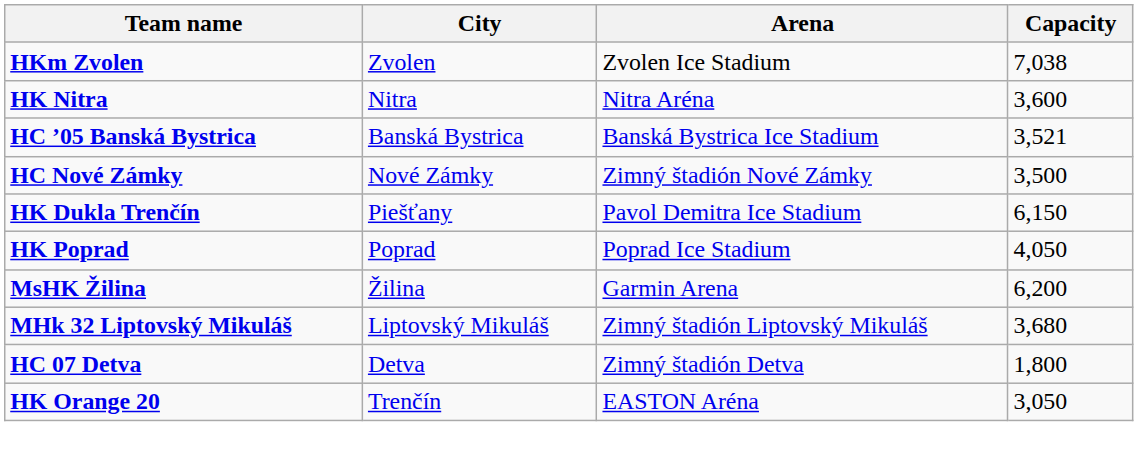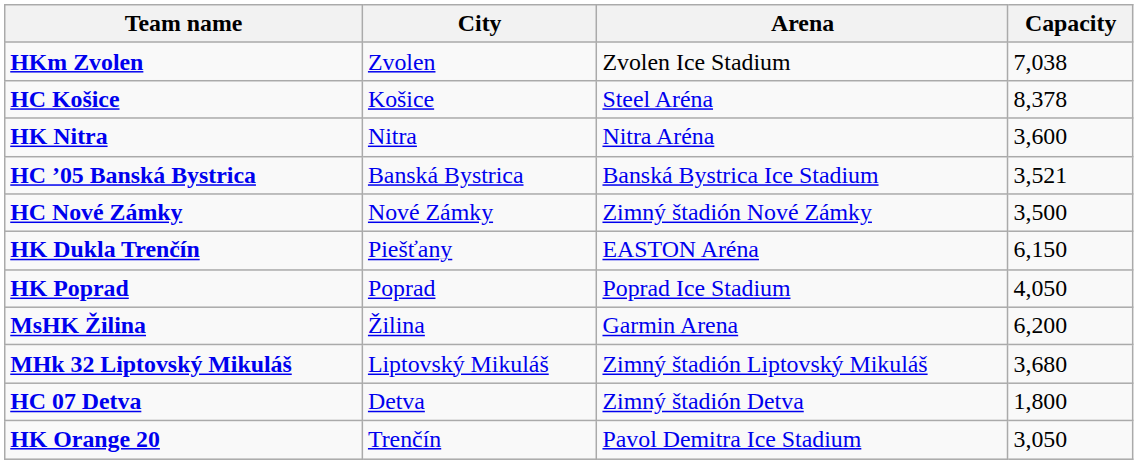+ row: (65, 99)
(732, 212) Pavol Demitra Ice Stadium -> (681, 250) EASTON Aréna
(681, 401) EASTON Aréna -> (732, 439) Pavol Demitra Ice Stadium
